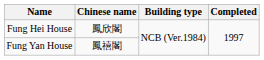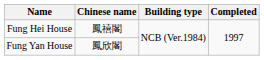(107, 28) 鳳欣閣 -> (107, 28) 鳳禧閣
(107, 46) 鳳禧閣 -> (107, 46) 鳳欣閣
